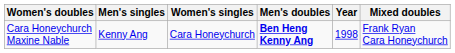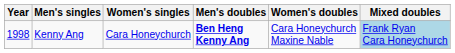columns swapped: (346, 13) <-> (50, 13)
(405, 35) no background -> (405, 35) lightblue background
